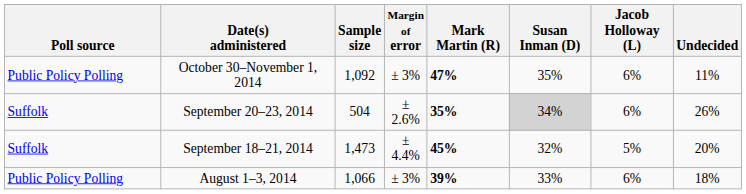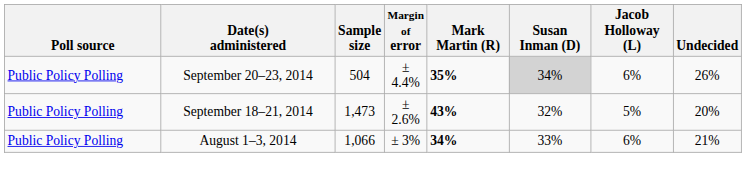- row: (248, 75)
(28, 111) Suffolk -> (65, 75) Public Policy Polling
(406, 111) ± 2.6% -> (406, 75) ± 4.4%
(28, 148) Suffolk -> (65, 111) Public Policy Polling
(406, 148) ± 4.4% -> (406, 111) ± 2.6%
(444, 148) 45% -> (444, 111) 43%
(444, 178) 39% -> (444, 141) 34%
(707, 178) 18% -> (707, 141) 21%
